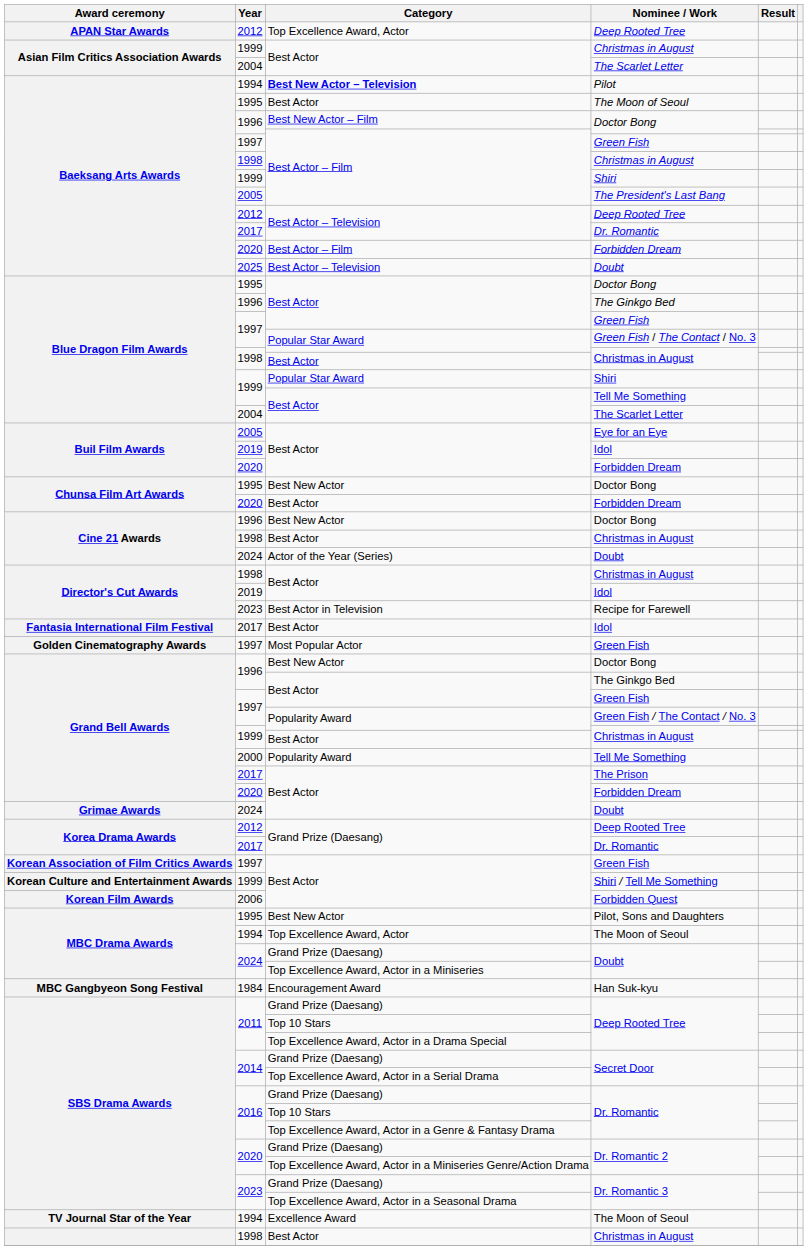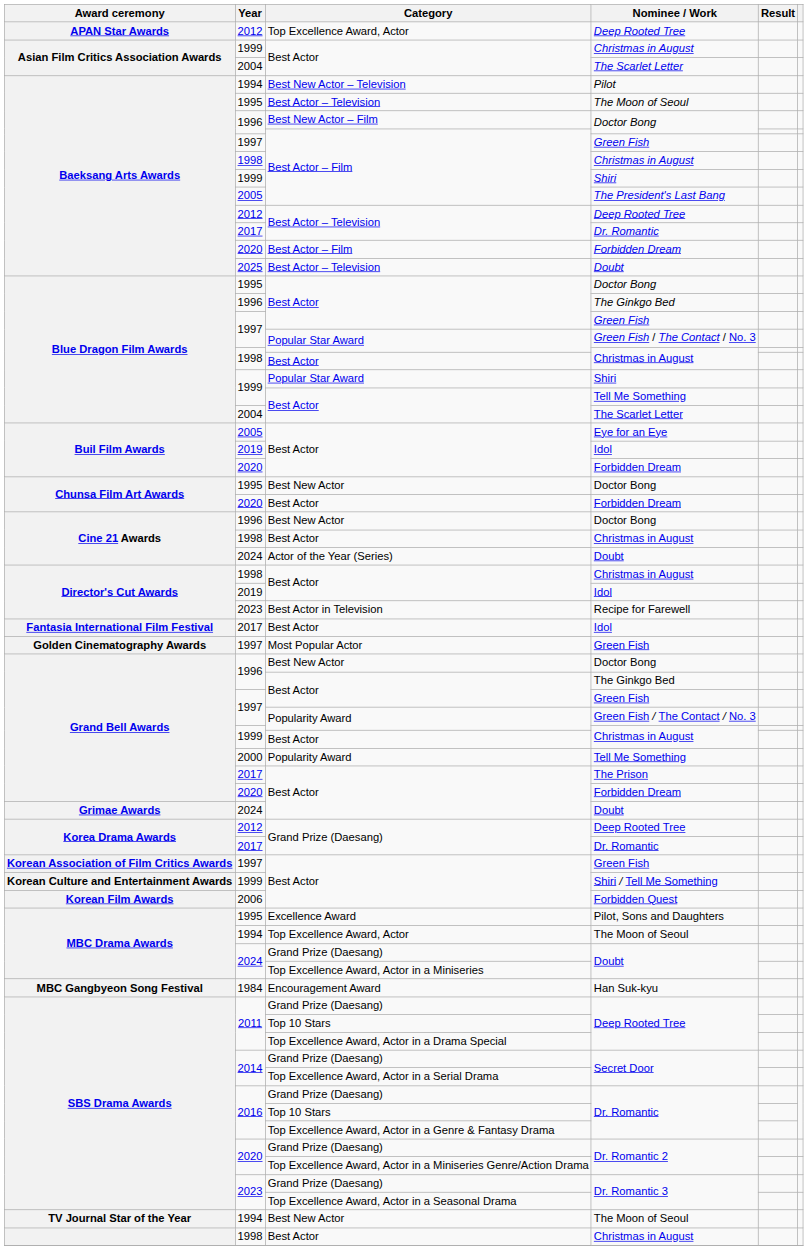(342, 84) bold -> (337, 84) normal
(293, 102) Best Actor -> (324, 102) Best Actor – Television
(306, 916) Best New Actor -> (312, 916) Excellence Award
(312, 1218) Excellence Award -> (306, 1218) Best New Actor
